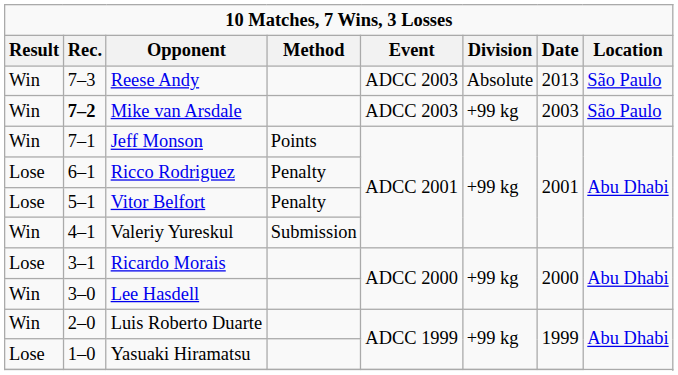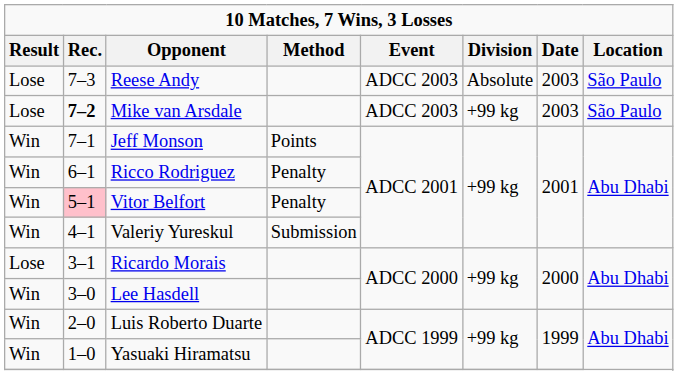(24, 80) Win -> (27, 80) Lose
(560, 80) 2013 -> (560, 80) 2003
(24, 111) Win -> (27, 111) Lose
(27, 172) Lose -> (24, 172) Win
(27, 202) Lose -> (24, 202) Win
(82, 202) no background -> (82, 202) pink background
(27, 354) Lose -> (24, 354) Win
